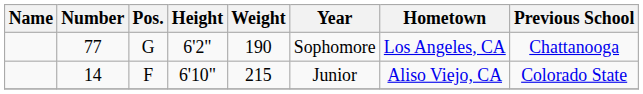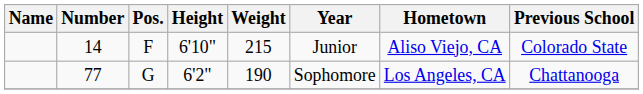rows swapped: (93, 74) <-> (93, 46)
